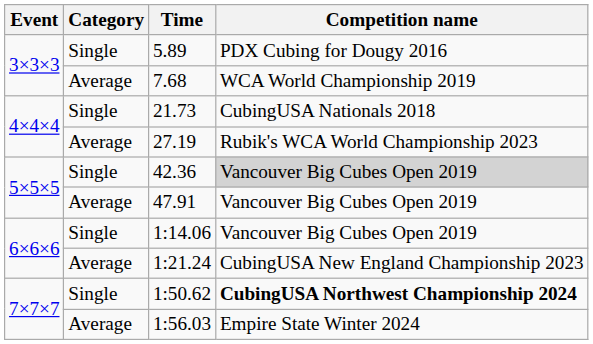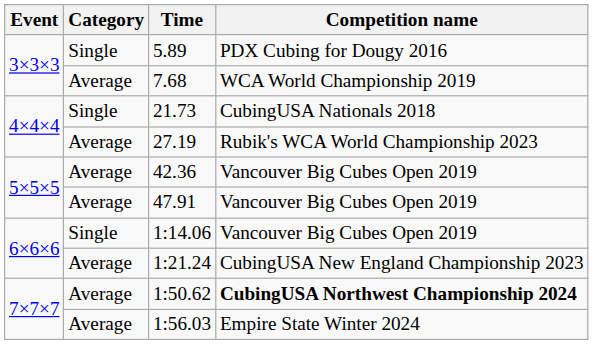(93, 171) Single -> (100, 171) Average
(348, 171) lightgrey background -> (348, 171) no background
(93, 293) Single -> (100, 293) Average
